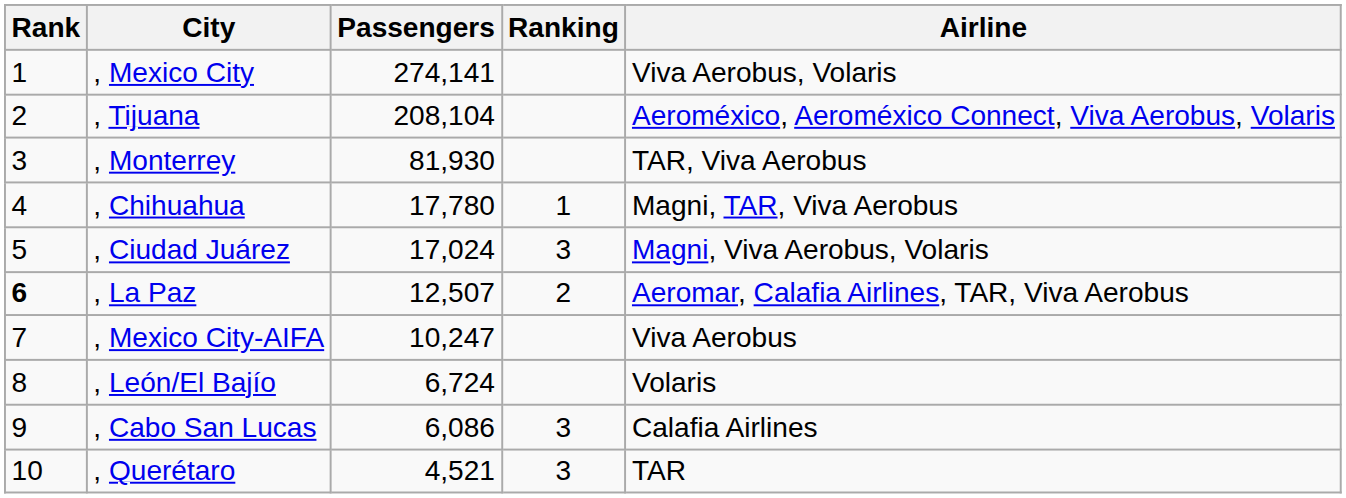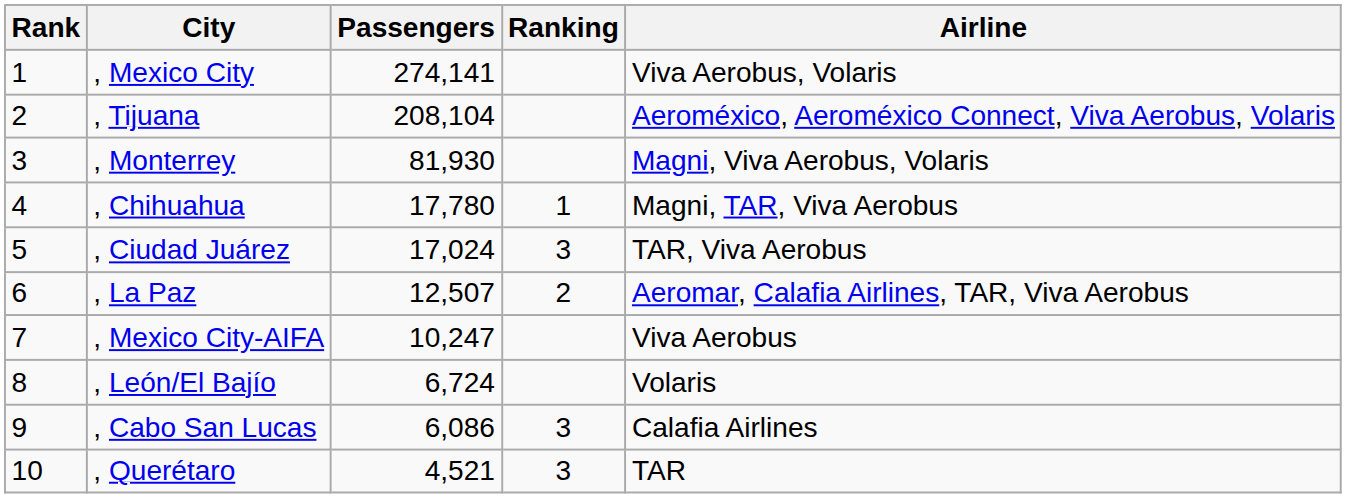(749, 161) TAR, Viva Aerobus -> (810, 161) Magni, Viva Aerobus, Volaris
(810, 249) Magni, Viva Aerobus, Volaris -> (749, 249) TAR, Viva Aerobus
(19, 294) bold -> (19, 294) normal
